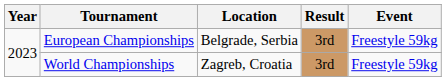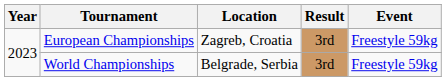(249, 40) Belgrade, Serbia -> (247, 40) Zagreb, Croatia
(247, 64) Zagreb, Croatia -> (249, 64) Belgrade, Serbia
